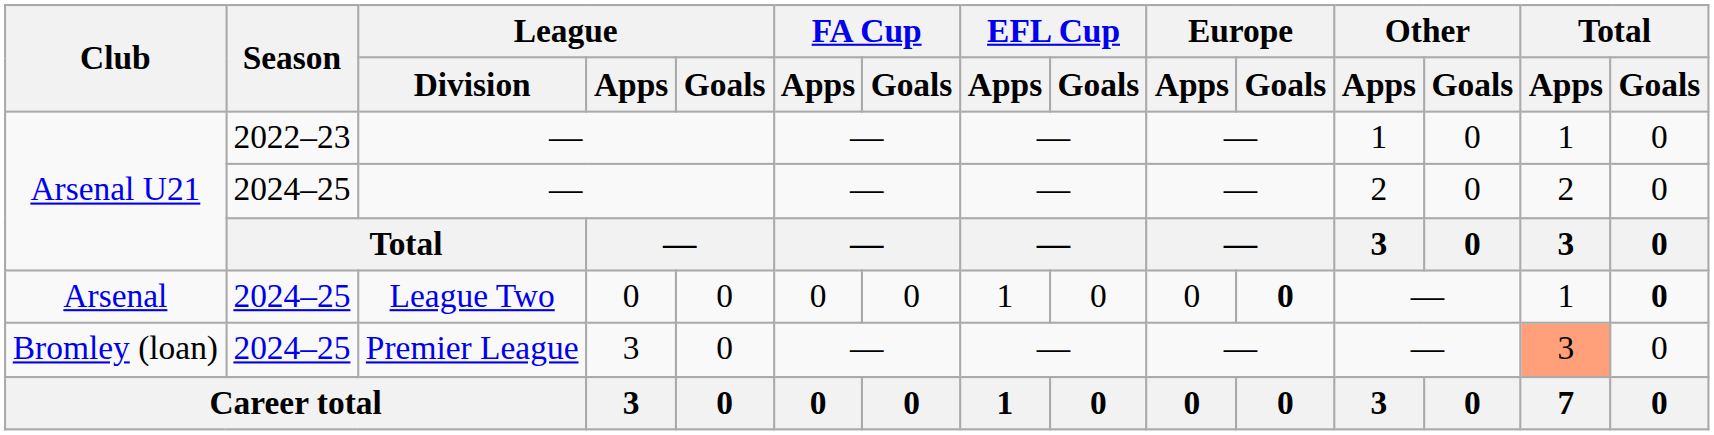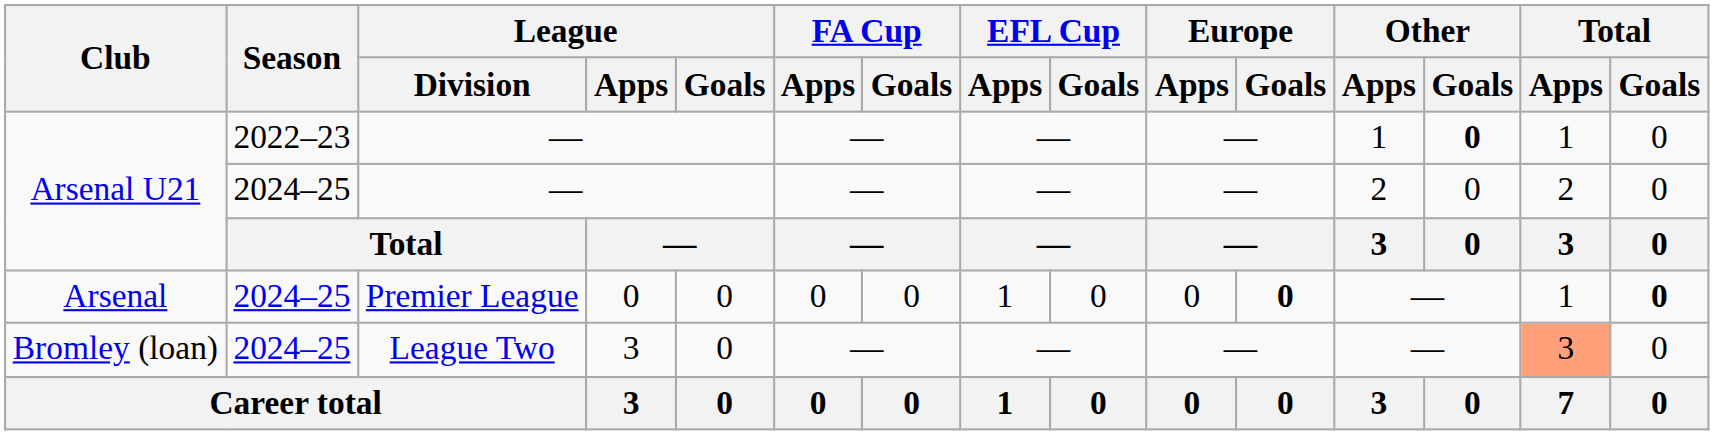(1472, 137) normal -> (1472, 137) bold
(472, 296) League Two -> (472, 296) Premier League
(472, 349) Premier League -> (472, 349) League Two
